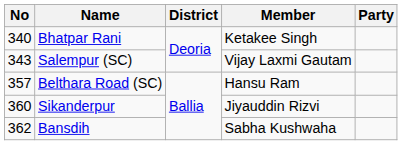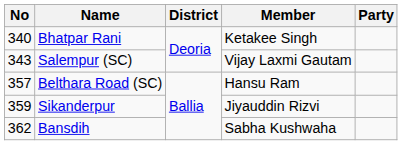(20, 106) 360 -> (20, 106) 359
